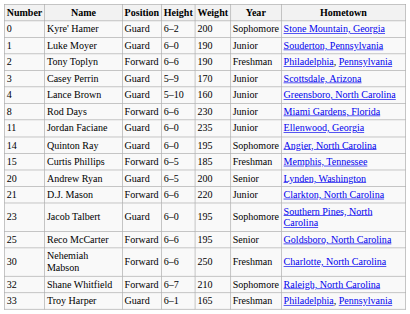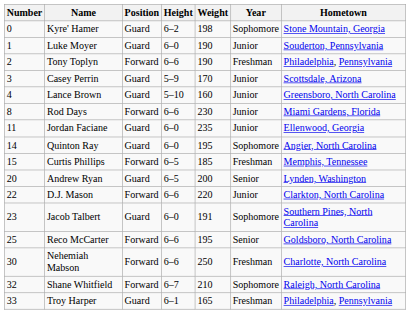(205, 29) 200 -> (205, 29) 198
(12, 194) 21 -> (12, 194) 22
(205, 217) 195 -> (205, 217) 191
